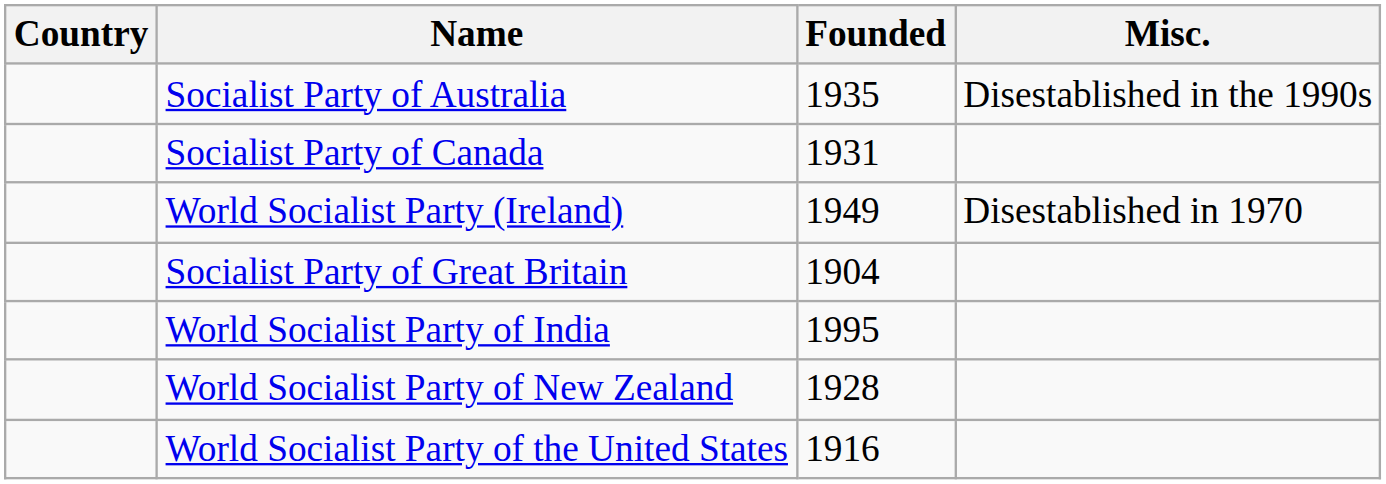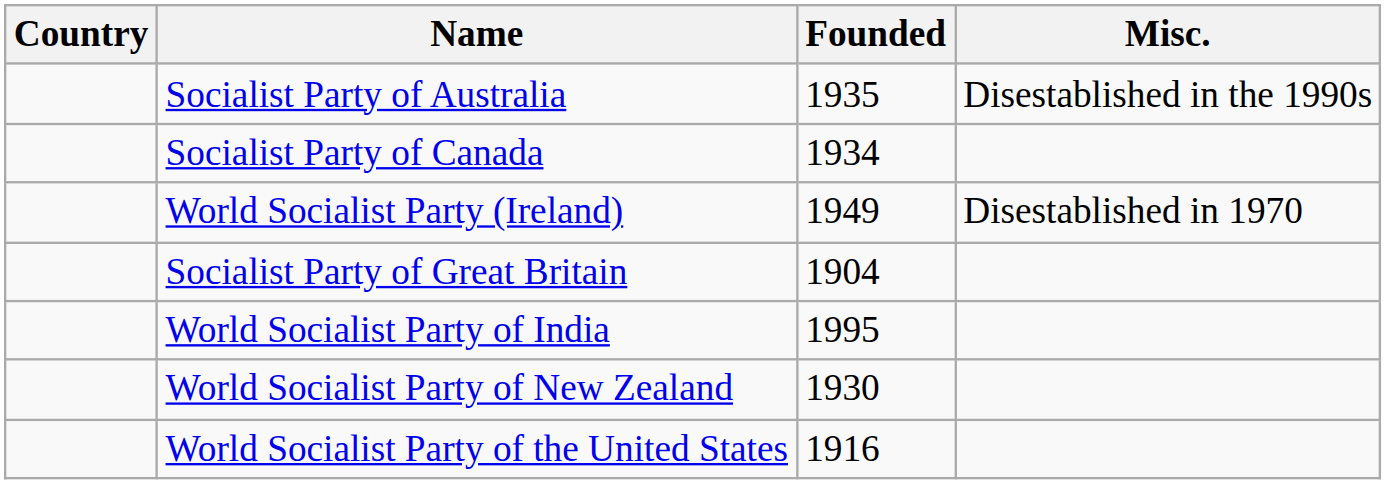(842, 152) 1931 -> (842, 152) 1934
(842, 388) 1928 -> (842, 388) 1930
